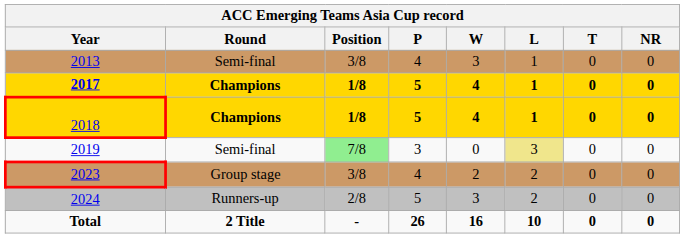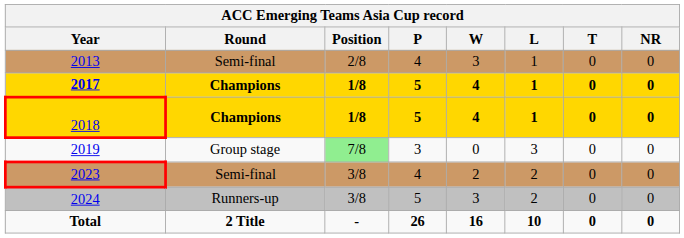(357, 61) 3/8 -> (357, 61) 2/8
(245, 149) Semi-final -> (245, 149) Group stage
(534, 149) khaki background -> (534, 149) no background
(246, 174) Group stage -> (246, 174) Semi-final
(357, 198) 2/8 -> (357, 198) 3/8
